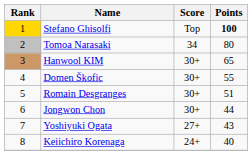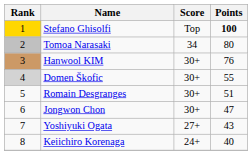(229, 61) 65 -> (229, 61) 76
(23, 77) no background -> (23, 77) lightgrey background
(229, 110) 44 -> (229, 110) 47
